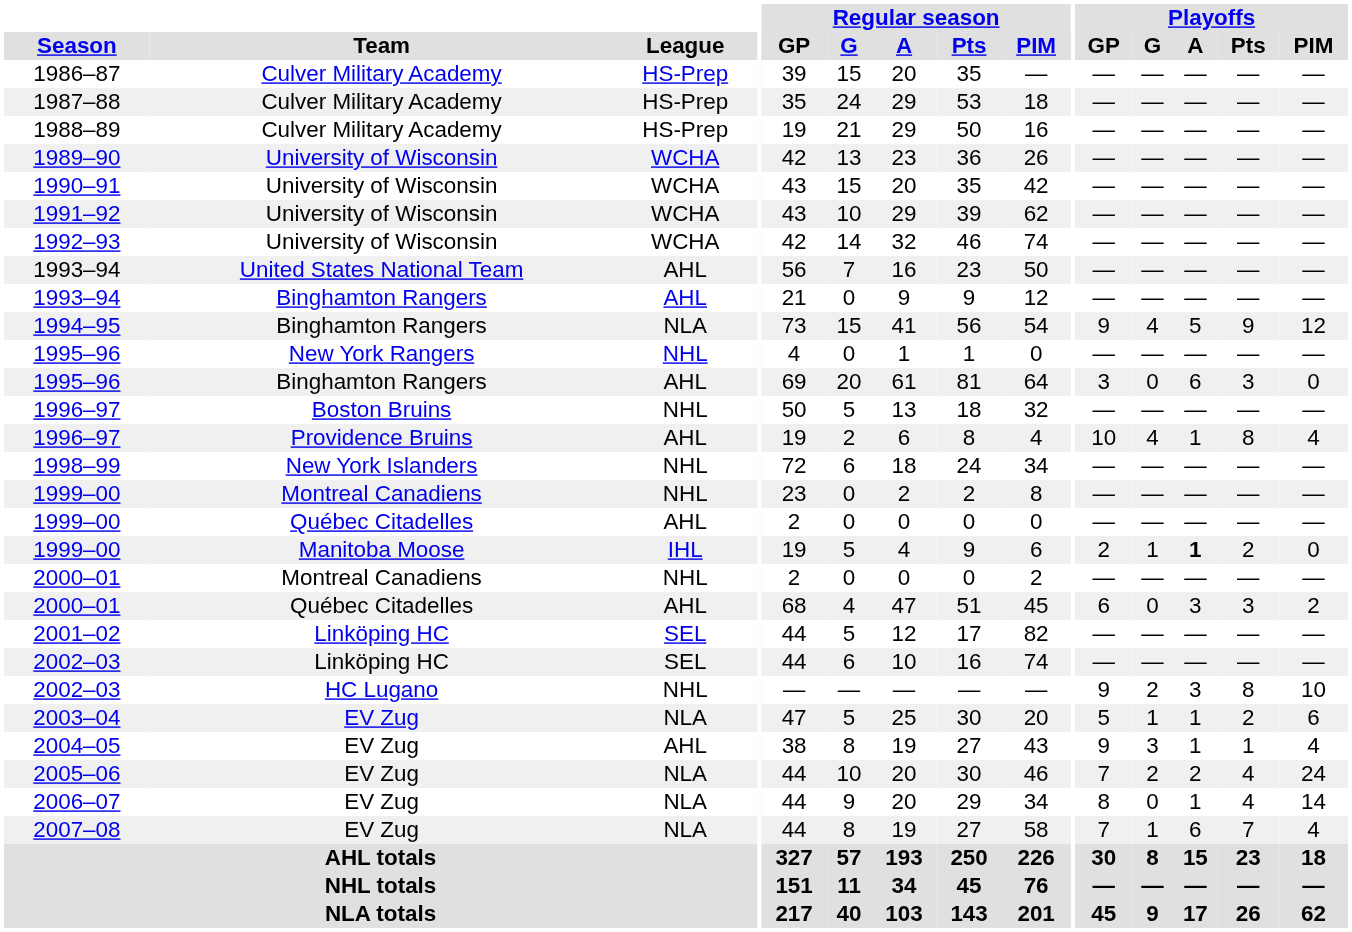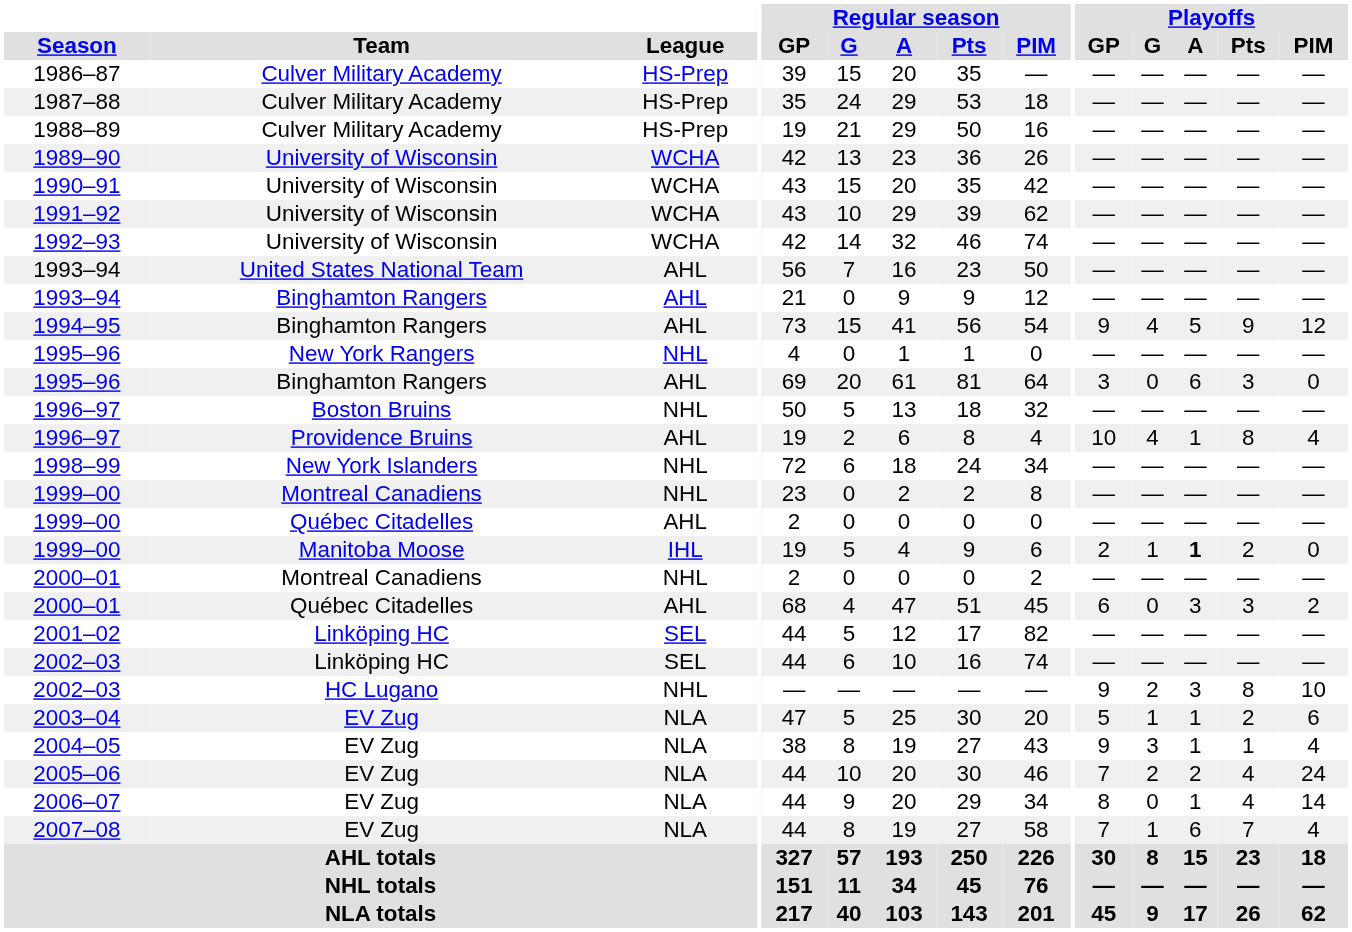(685, 325) NLA -> (685, 325) AHL
(685, 745) AHL -> (685, 745) NLA
